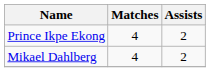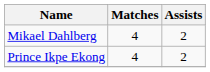rows swapped: (56, 35) <-> (52, 56)
